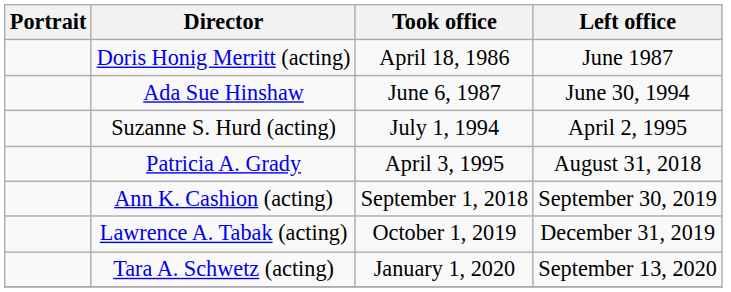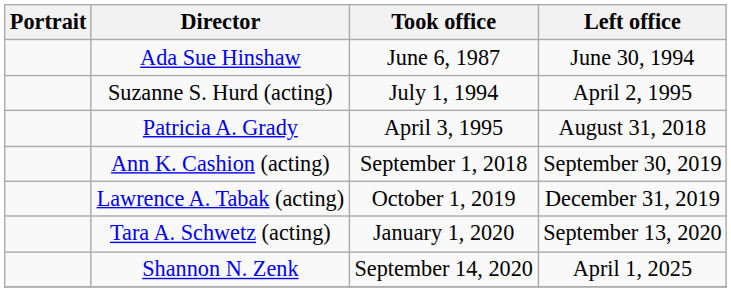- row: (224, 57)
+ row: (220, 269)
